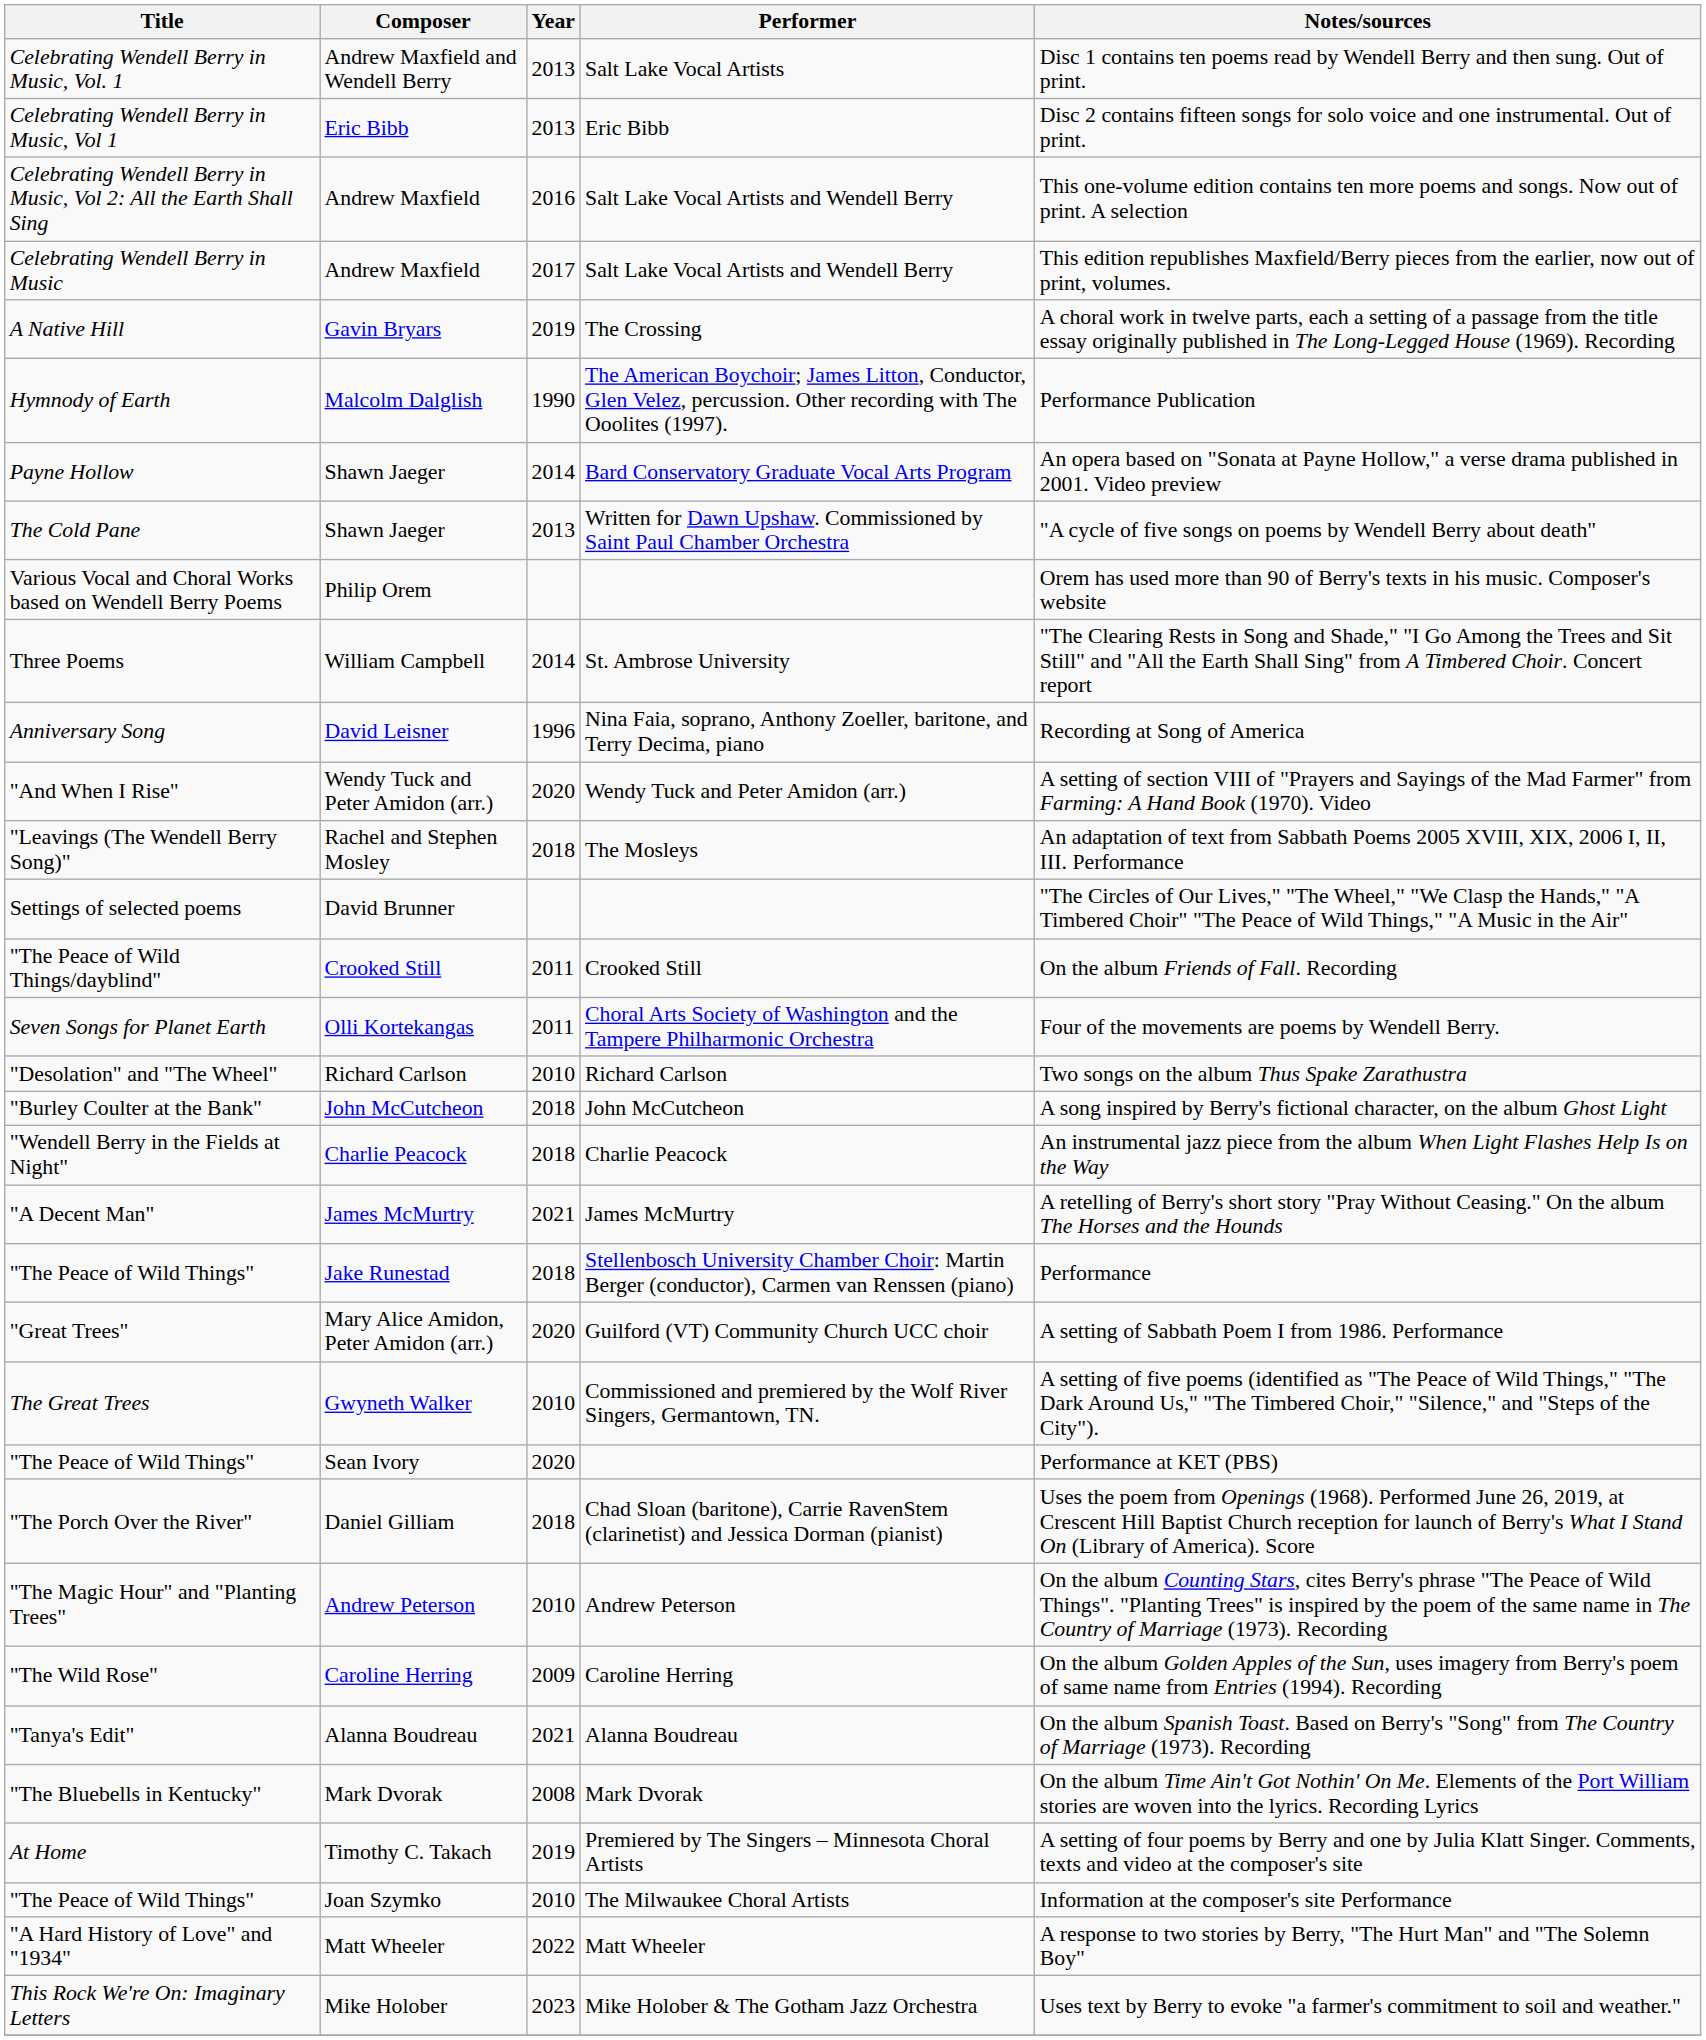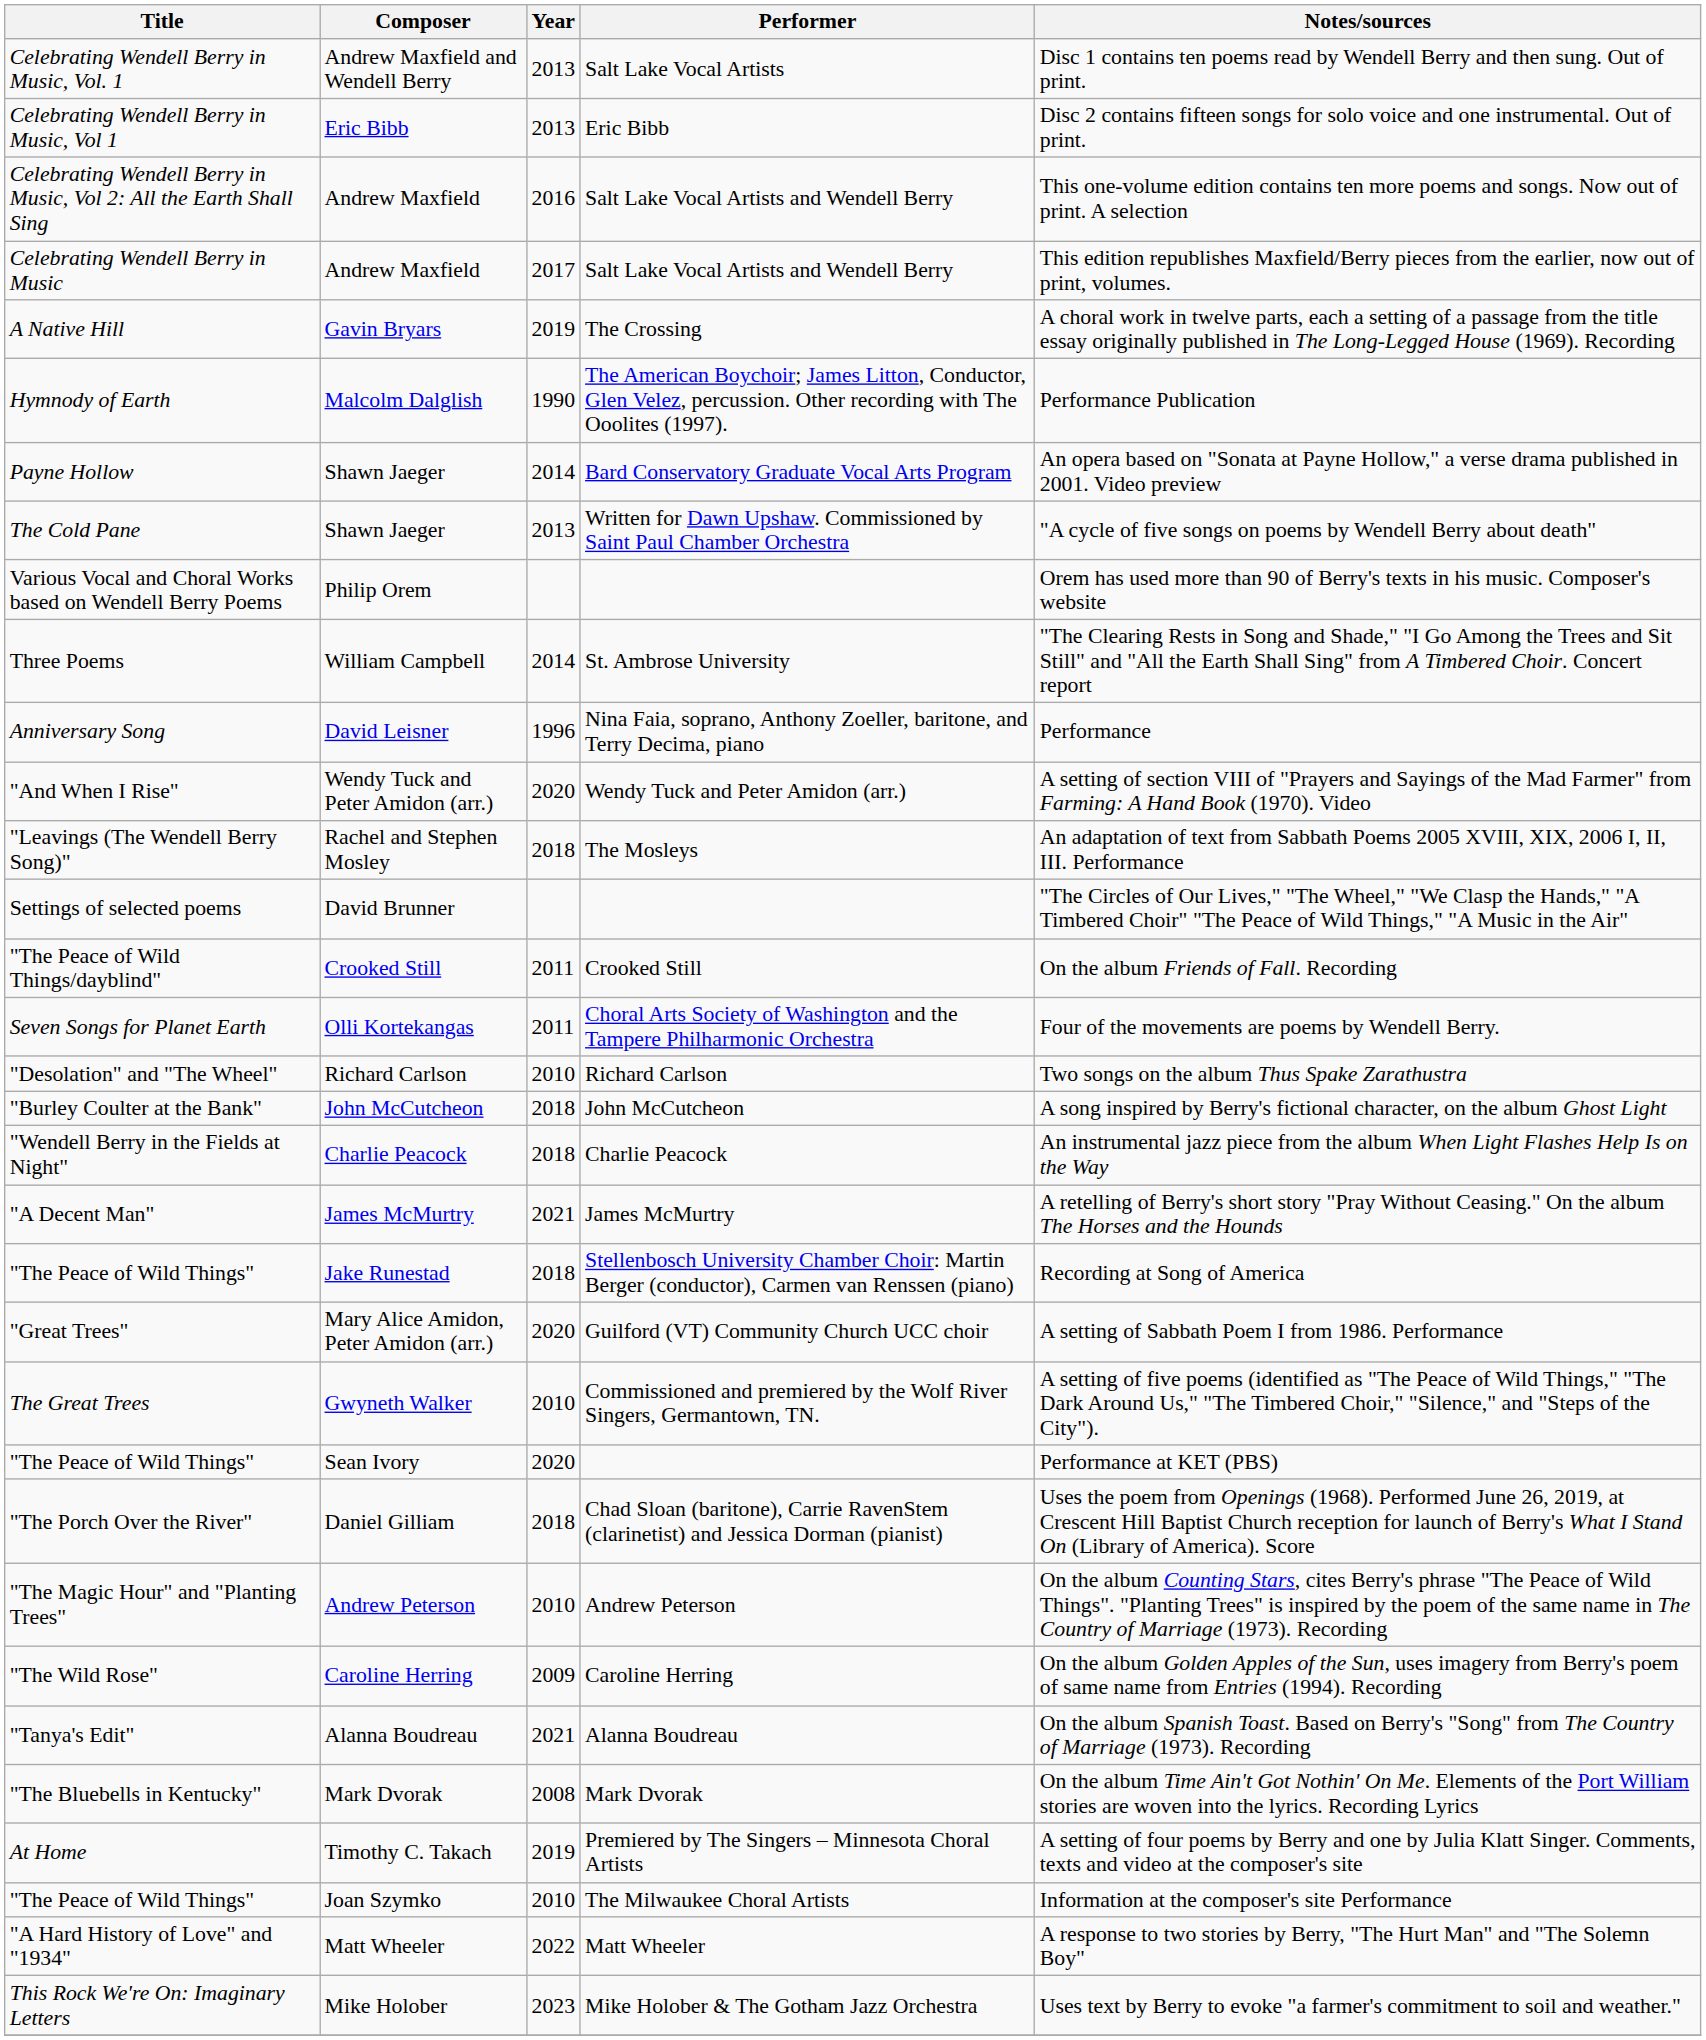(1172, 731) Recording at Song of America -> (1095, 731) Performance
(1095, 1272) Performance -> (1172, 1272) Recording at Song of America
